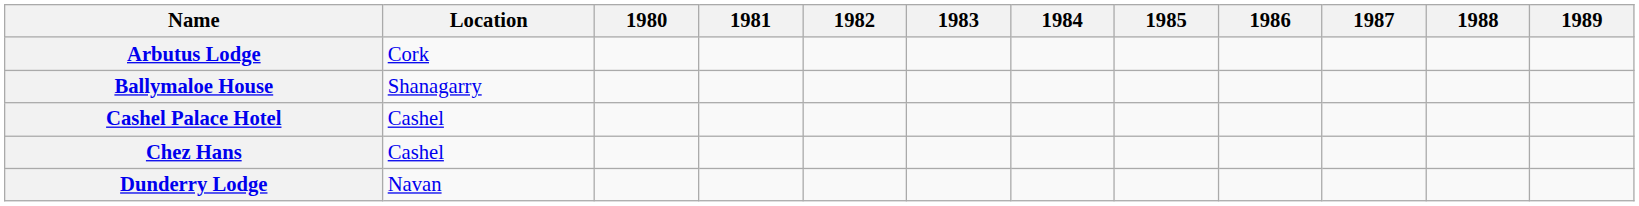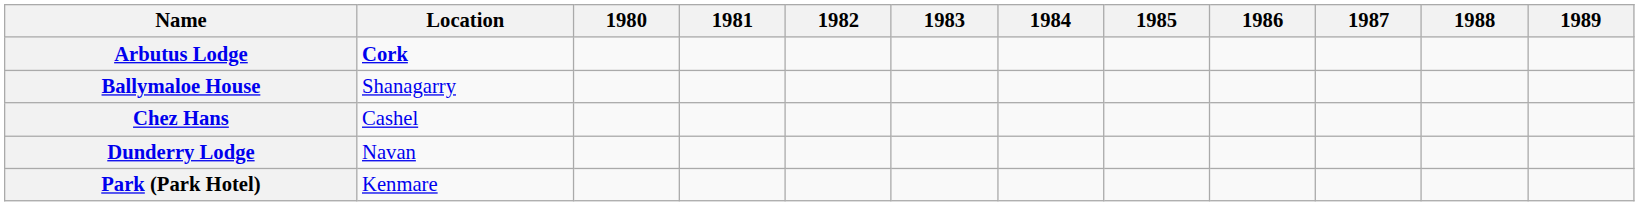(408, 53) normal -> (385, 53) bold
- row: (194, 119)
+ row: (181, 184)
